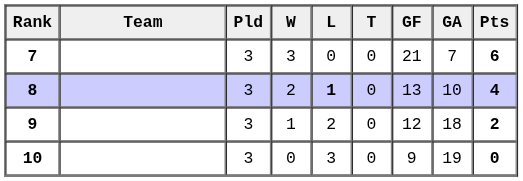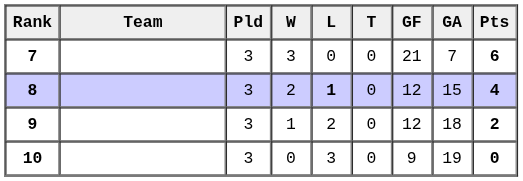(412, 90) 13 -> (412, 90) 12
(452, 90) 10 -> (452, 90) 15
